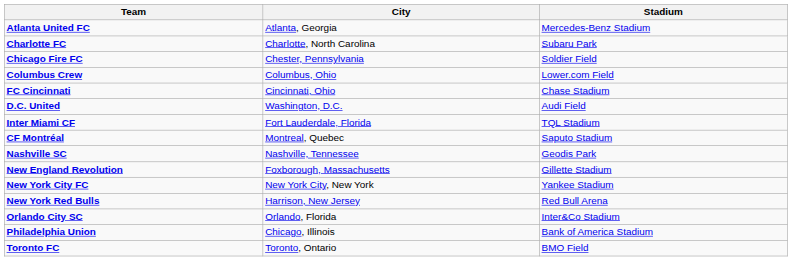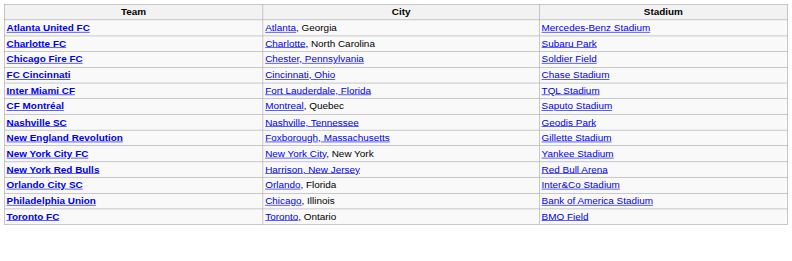- row: (44, 75)
- row: (33, 106)
